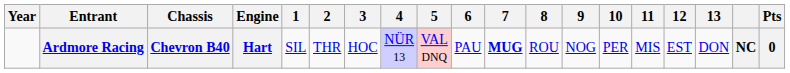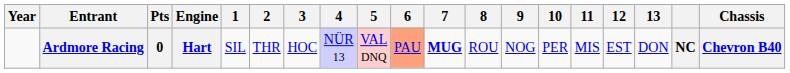columns swapped: (190, 16) <-> (772, 16)
(468, 48) no background -> (407, 48) lightsalmon background
